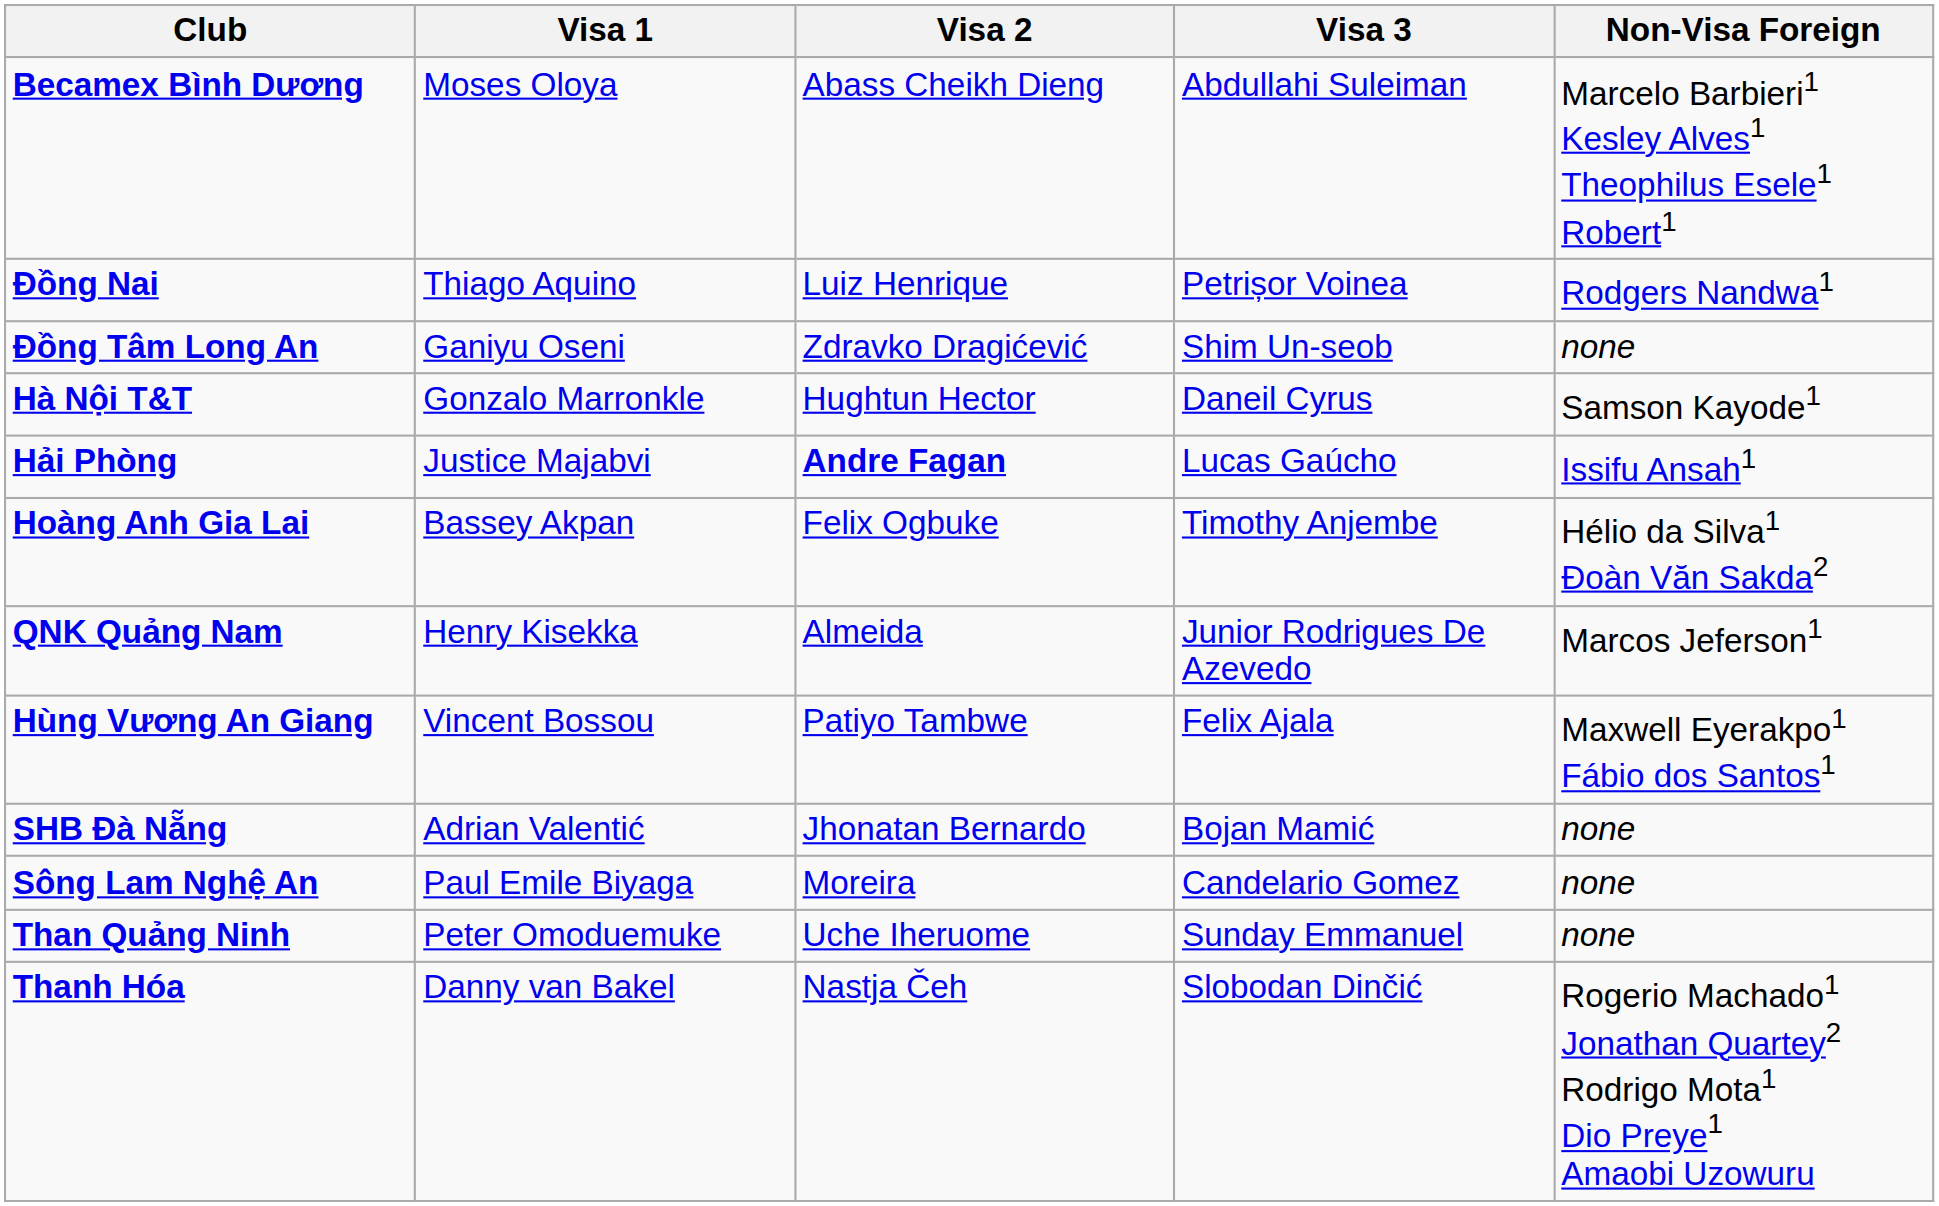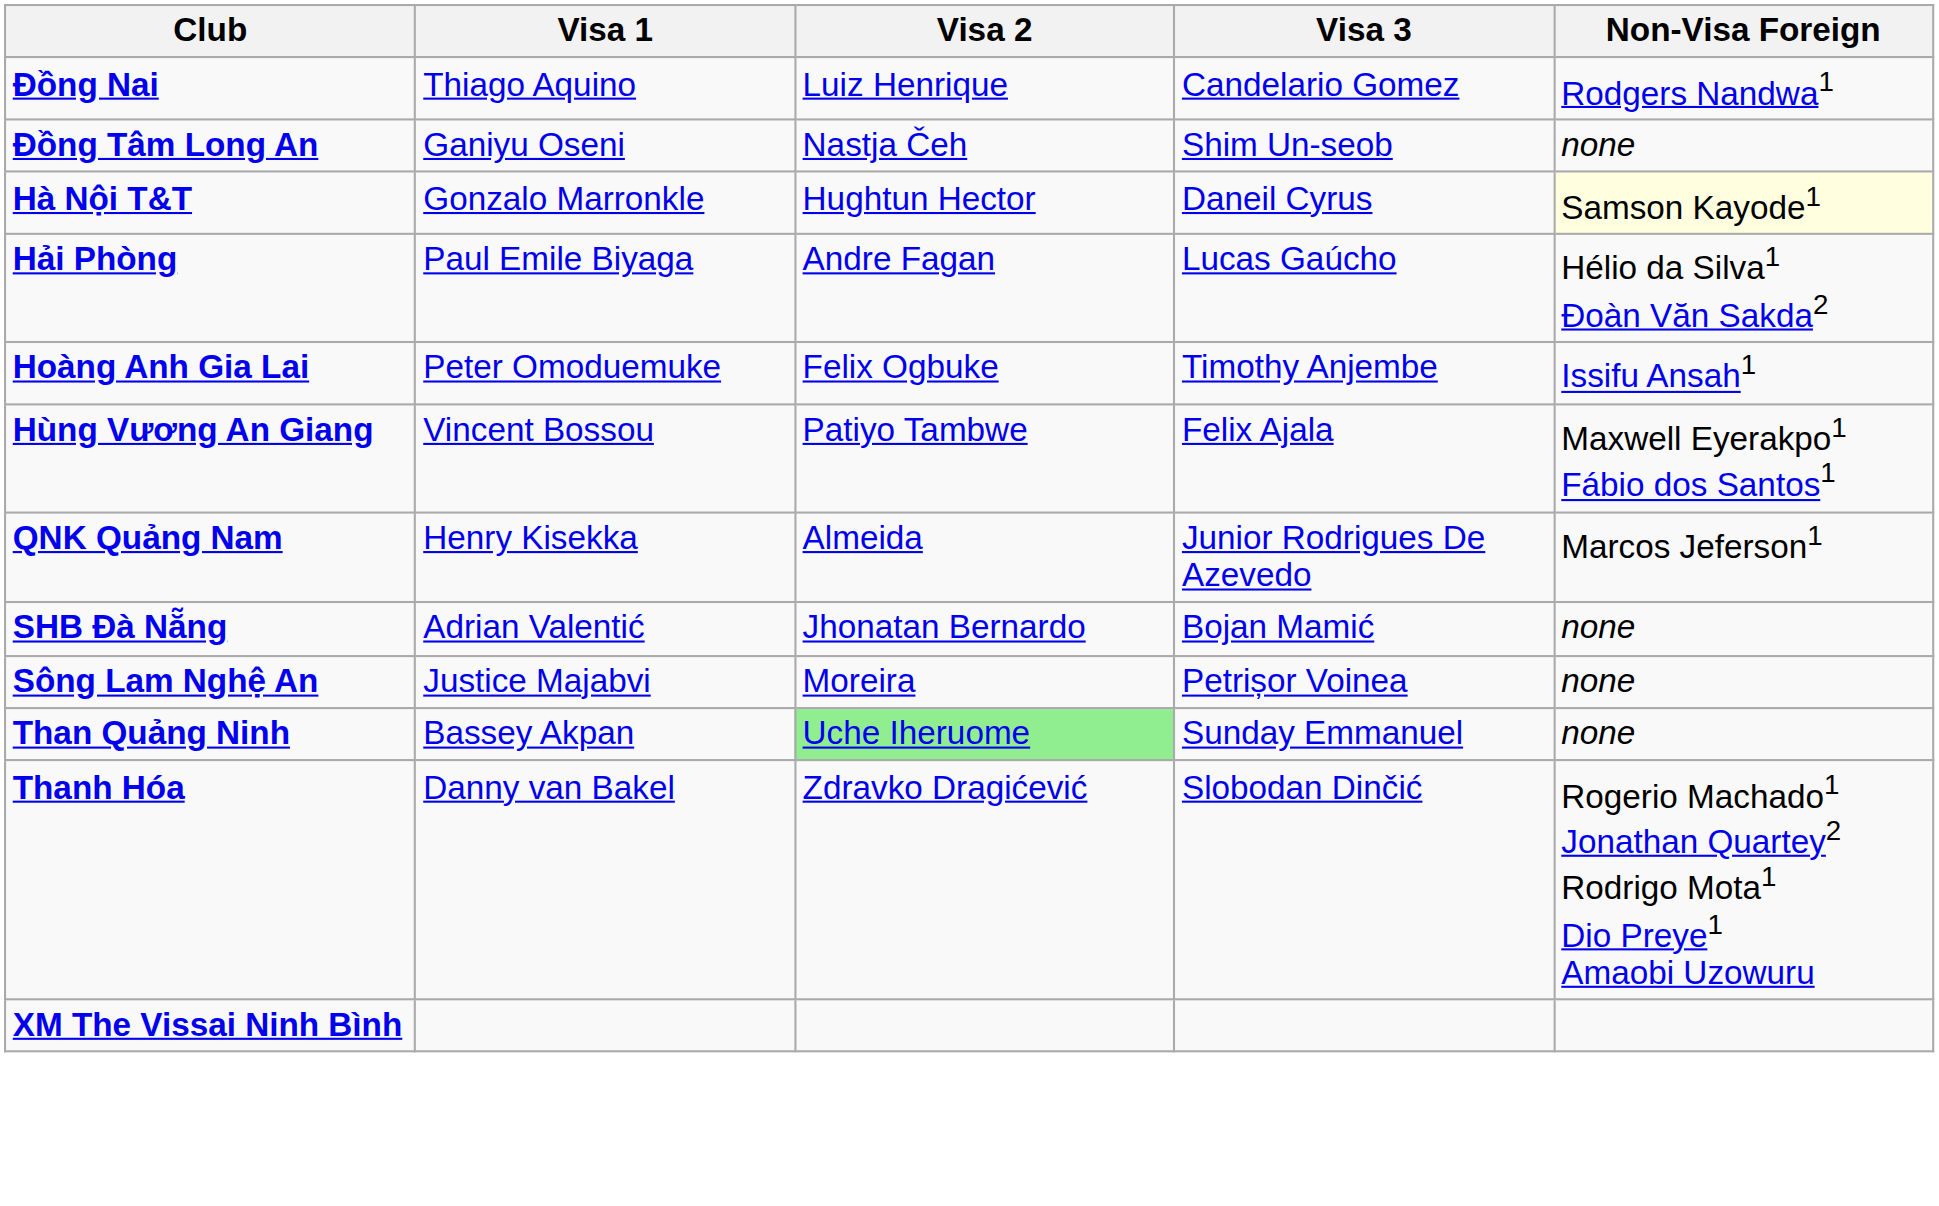- row: (188, 83)
(1295, 284) Petrișor Voinea -> (1321, 83) Candelario Gomez
(945, 346) Zdravko Dragićević -> (885, 145) Nastja Čeh
(1691, 403) no background -> (1691, 202) lightyellow background
(537, 461) Justice Majabvi -> (558, 260) Paul Emile Biyaga
(904, 461) bold -> (899, 260) normal
(1659, 465) Issifu Ansah1 -> (1695, 287) Hélio da Silva1 Đoàn Văn Sakda2
(529, 522) Bassey Akpan -> (572, 368) Peter Omoduemuke
(1695, 550) Hélio da Silva1 Đoàn Văn Sakda2 -> (1659, 372) Issifu Ansah1
rows swapped: (193, 721) <-> (148, 631)
(558, 882) Paul Emile Biyaga -> (537, 681) Justice Majabvi
(1321, 882) Candelario Gomez -> (1295, 681) Petrișor Voinea
(572, 935) Peter Omoduemuke -> (529, 734) Bassey Akpan
(916, 935) no background -> (916, 734) lightgreen background
(885, 987) Nastja Čeh -> (945, 786) Zdravko Dragićević
+ row: (207, 1025)
